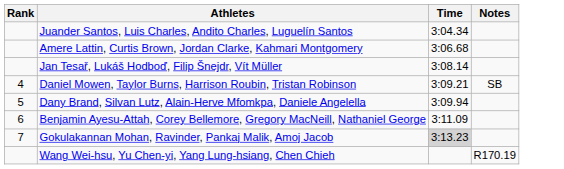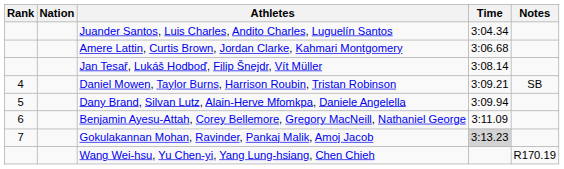+ column: (57, 13)
